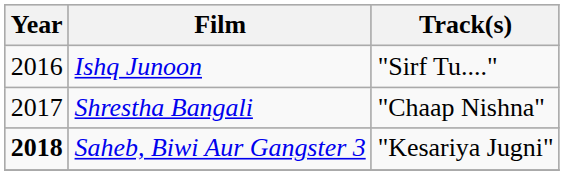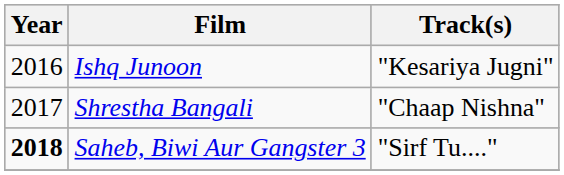(438, 66) "Sirf Tu...." -> (466, 66) "Kesariya Jugni"
(466, 148) "Kesariya Jugni" -> (438, 148) "Sirf Tu...."
